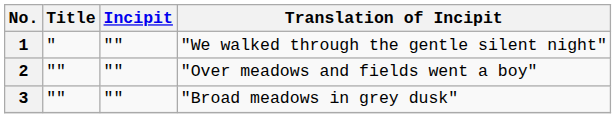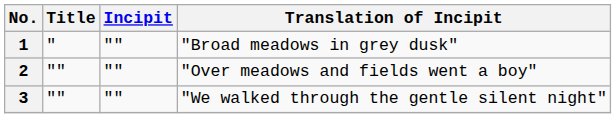(394, 45) "We walked through the gentle silent night" -> (319, 45) "Broad meadows in grey dusk"
(319, 99) "Broad meadows in grey dusk" -> (394, 99) "We walked through the gentle silent night"
